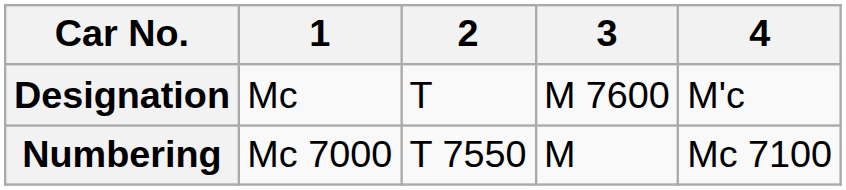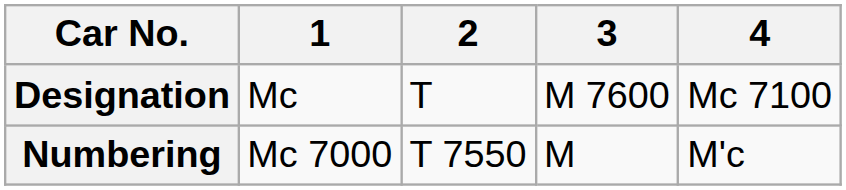(716, 94) M'c -> (760, 94) Mc 7100
(760, 154) Mc 7100 -> (716, 154) M'c
